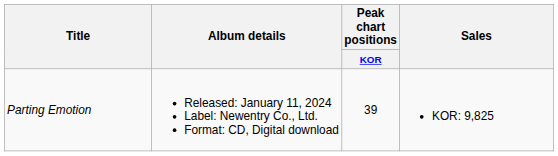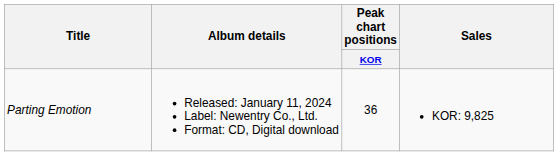(371, 109) 39 -> (371, 109) 36
